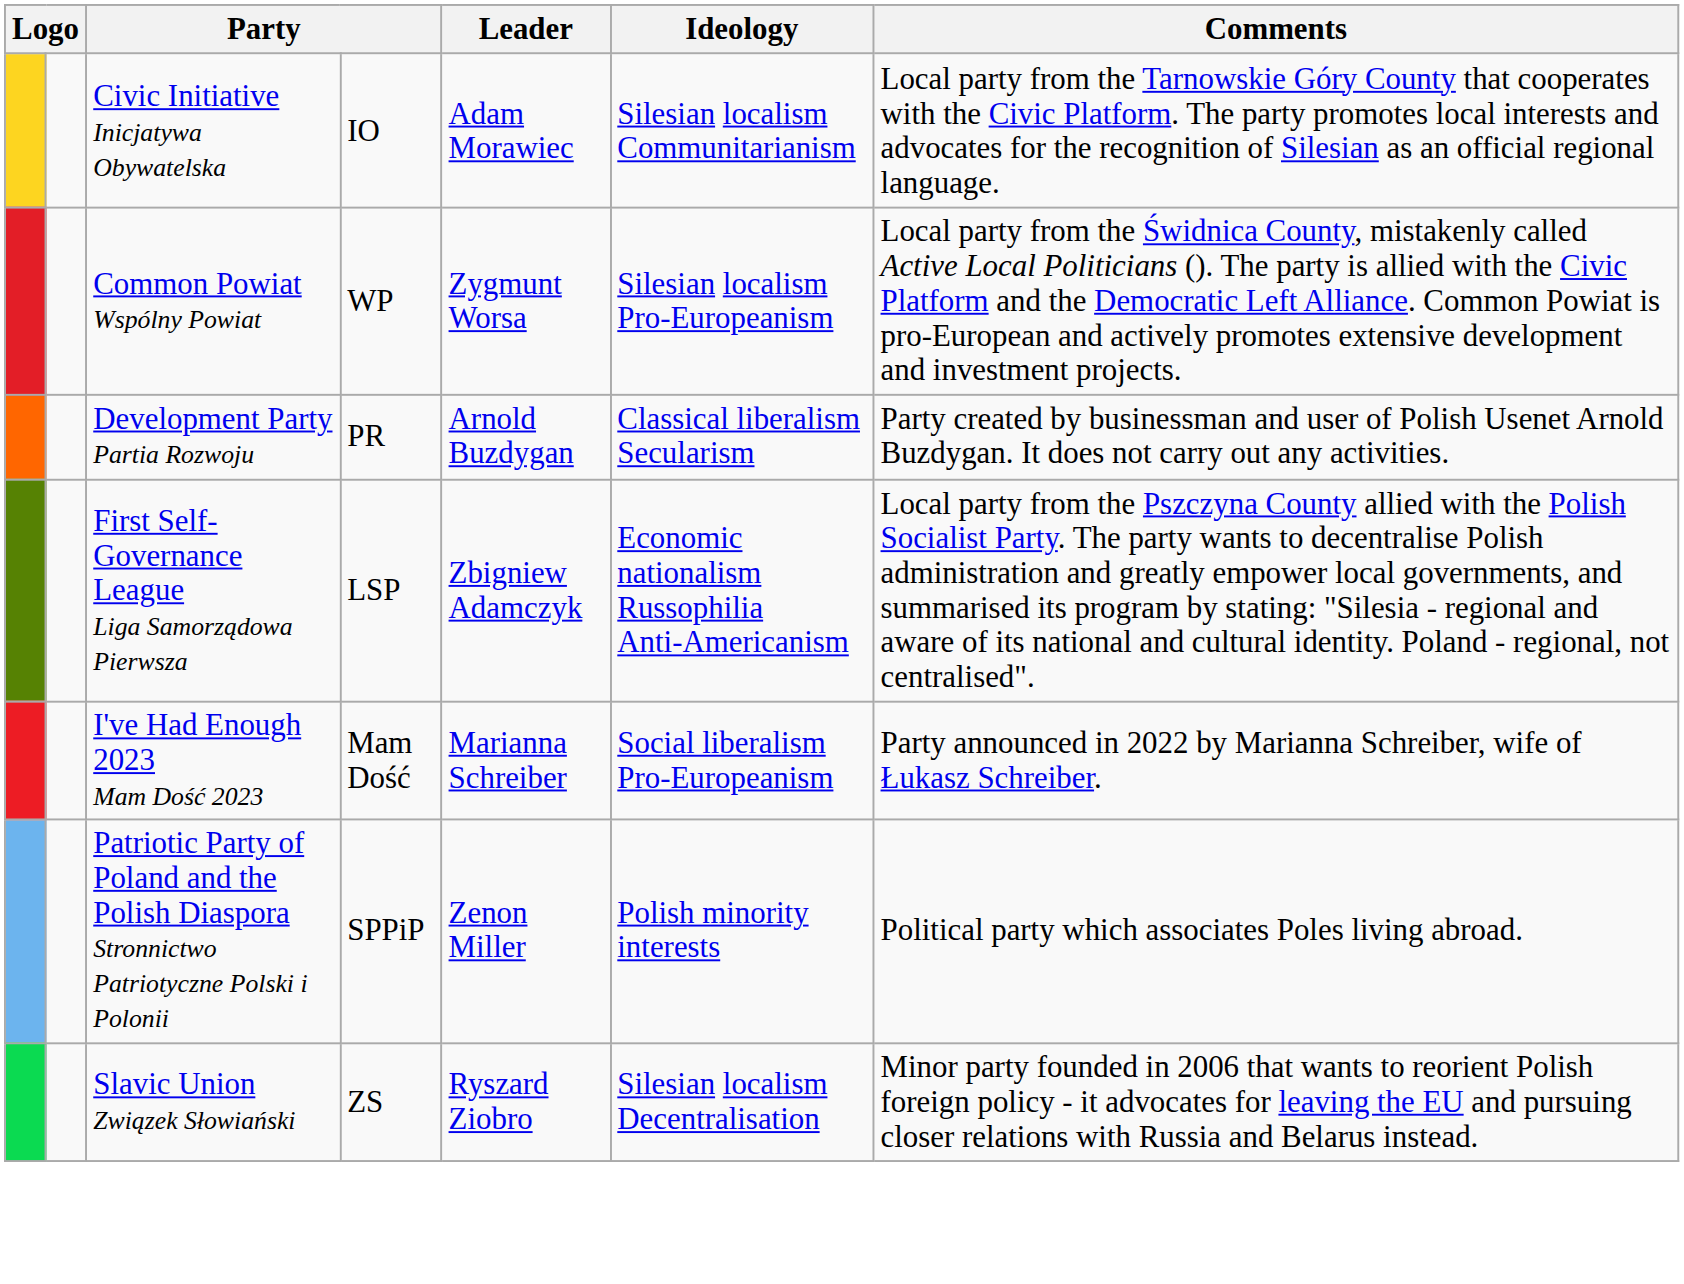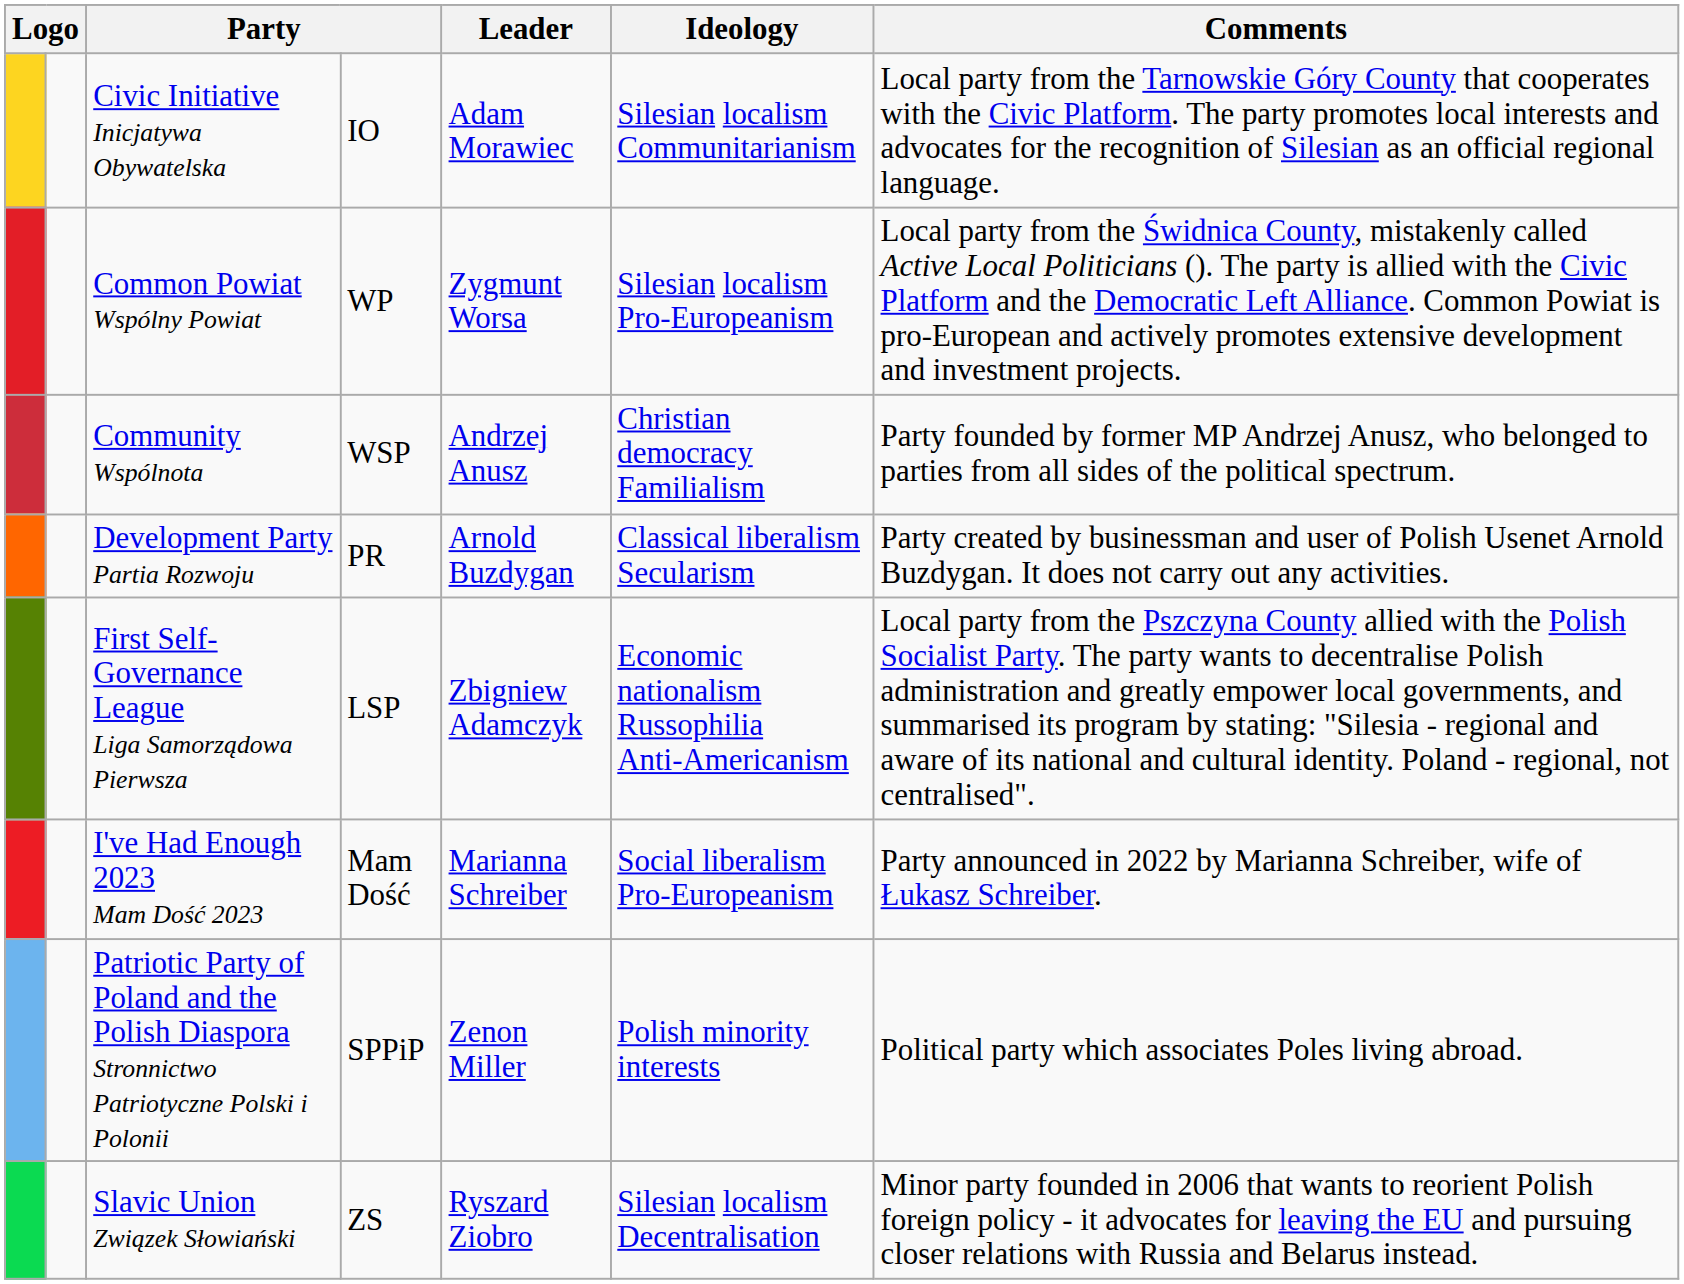+ row: (167, 453)
